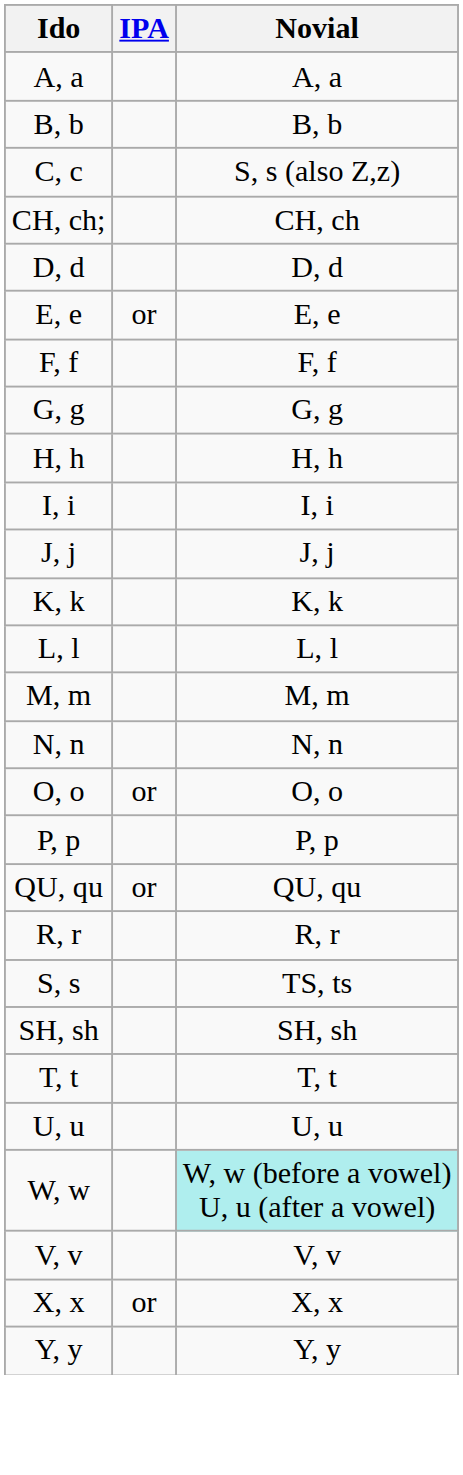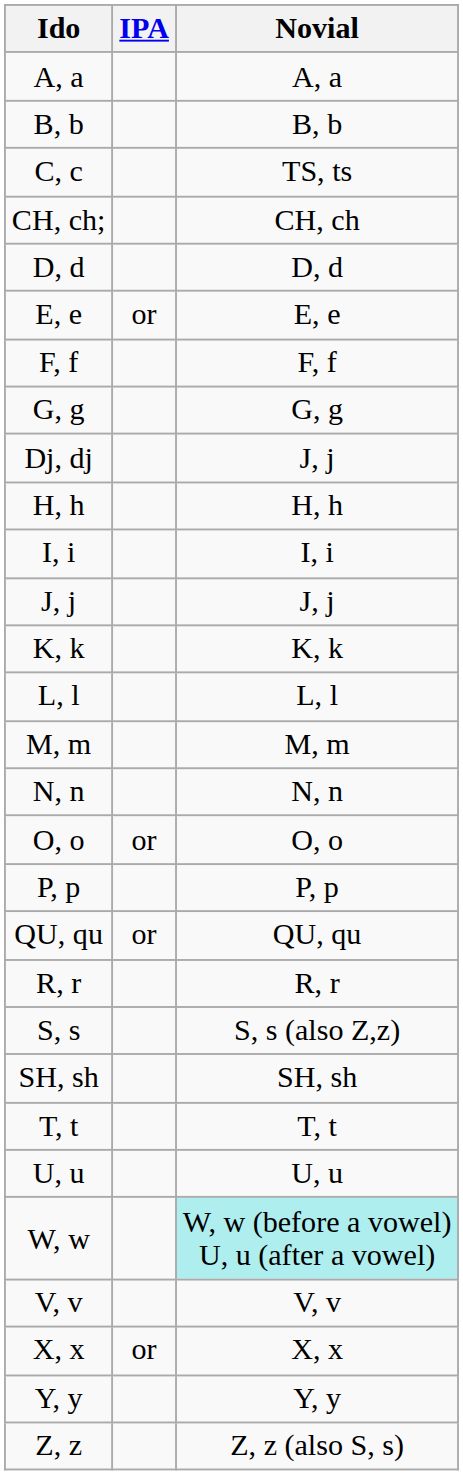(317, 171) S, s (also Z,z) -> (317, 171) TS, ts
+ row: (59, 457)
(317, 982) TS, ts -> (317, 1030) S, s (also Z,z)
+ row: (59, 1445)
